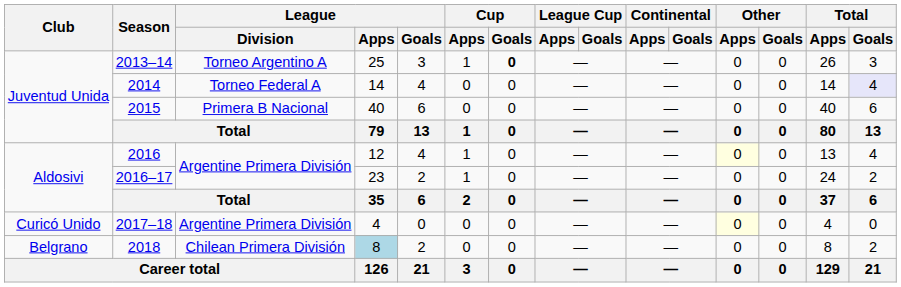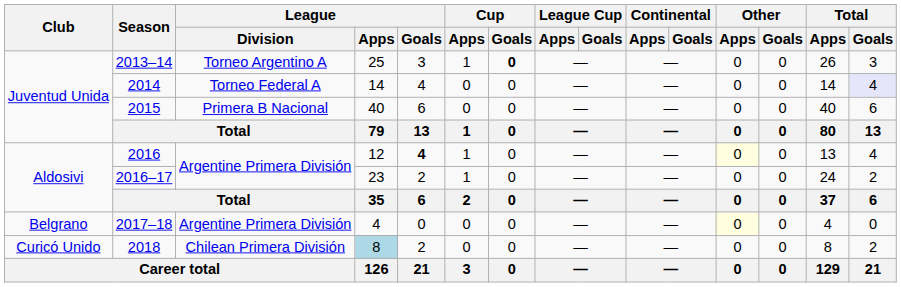(422, 154) normal -> (422, 154) bold
(58, 223) Curicó Unido -> (58, 223) Belgrano
(58, 246) Belgrano -> (58, 246) Curicó Unido
